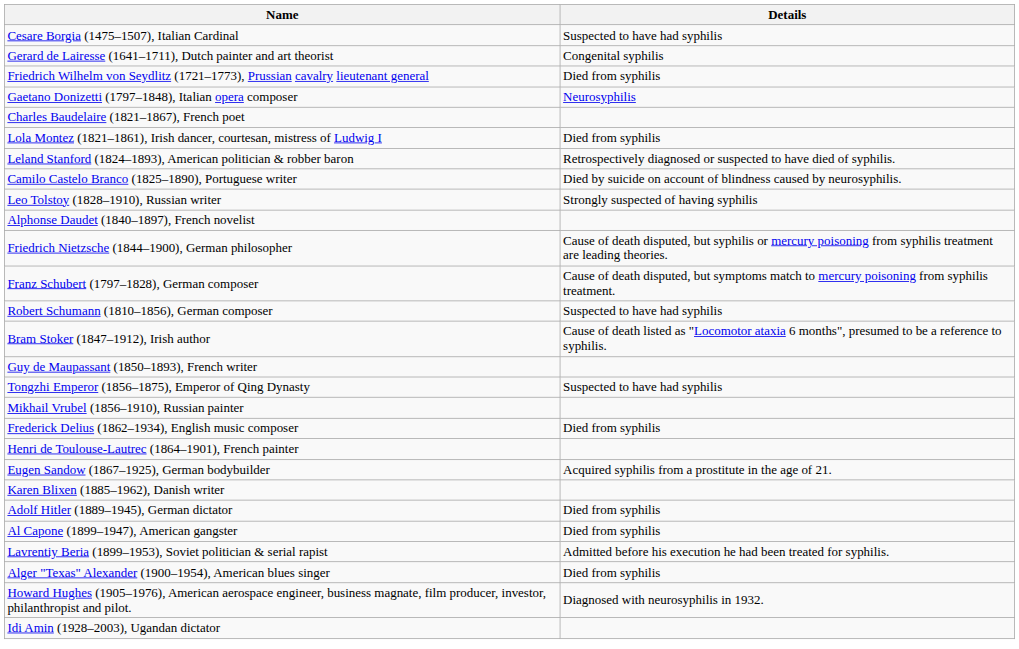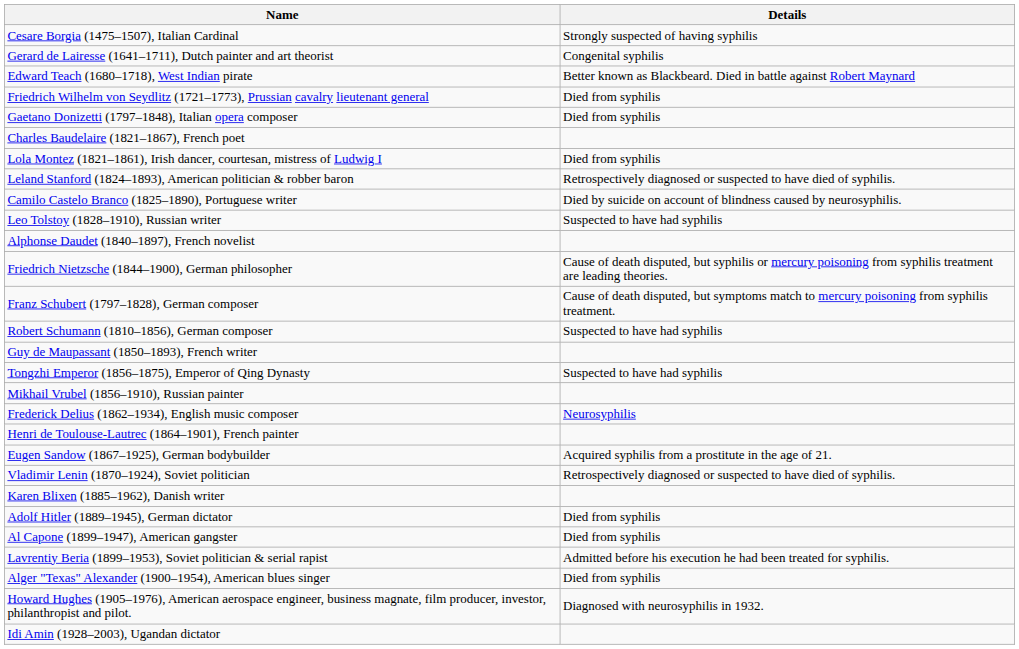(643, 35) Suspected to have had syphilis -> (660, 35) Strongly suspected of having syphilis
+ row: (130, 76)
(599, 96) Neurosyphilis -> (612, 117) Died from syphilis
(660, 199) Strongly suspected of having syphilis -> (643, 220) Suspected to have had syphilis
- row: (109, 338)
(612, 428) Died from syphilis -> (599, 413) Neurosyphilis
+ row: (129, 475)
